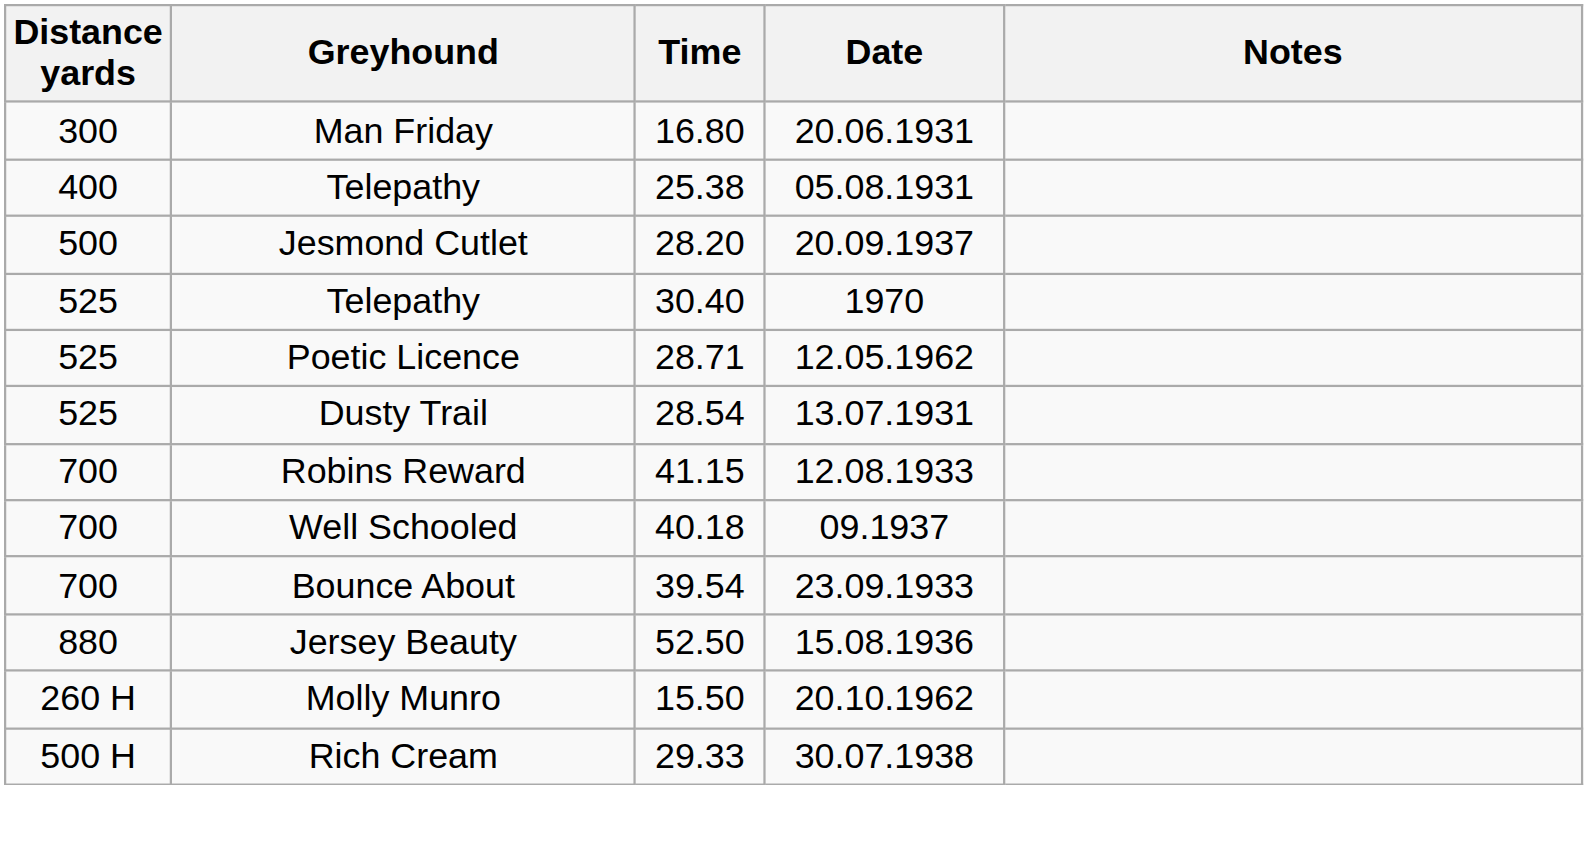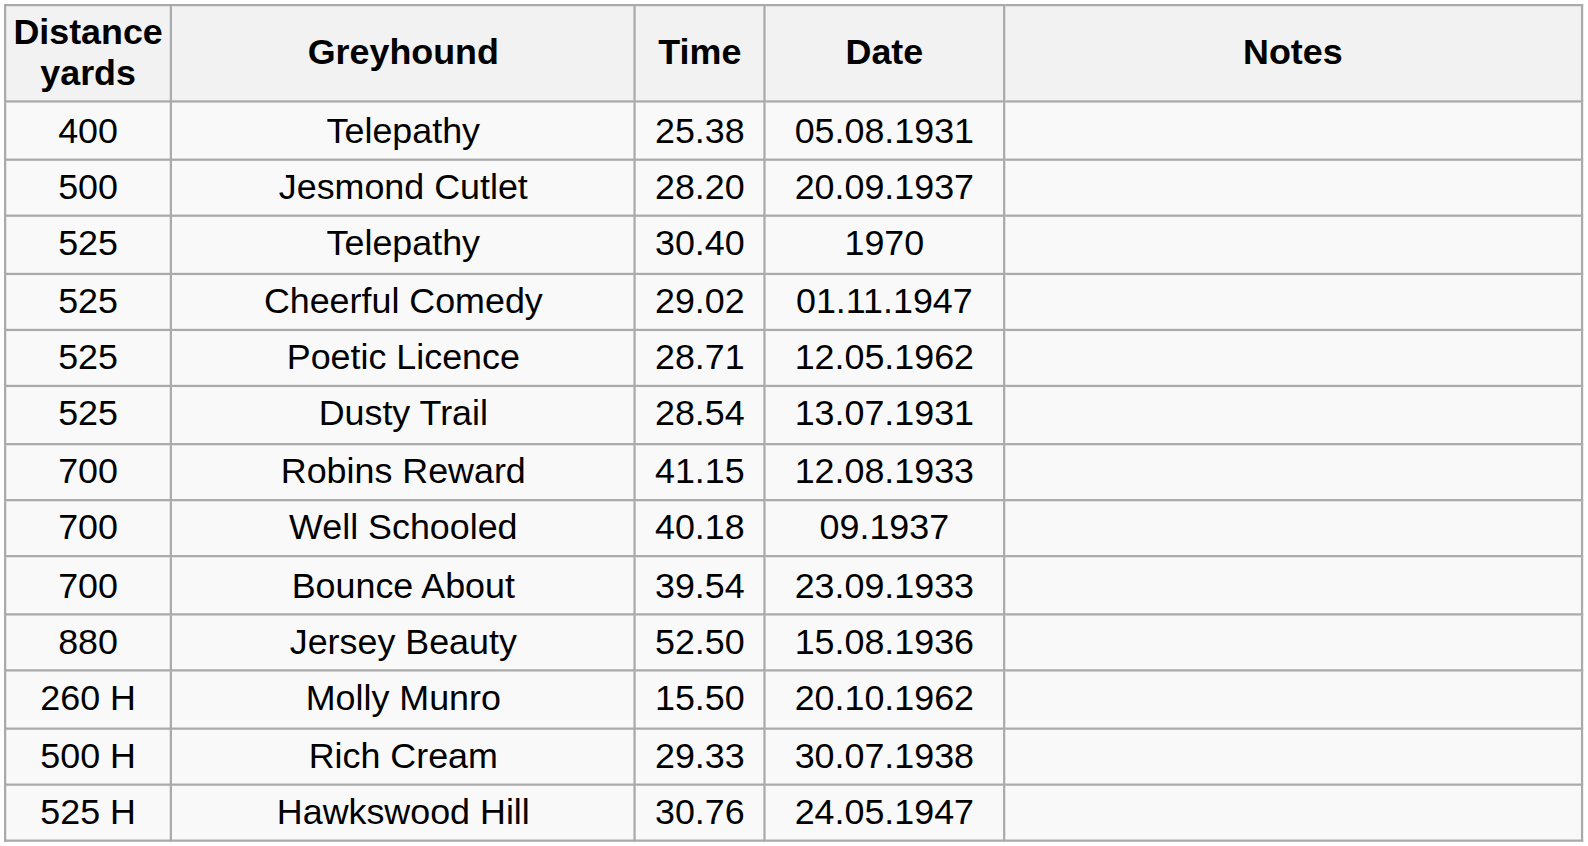- row: (403, 130)
+ row: (403, 300)
+ row: (403, 812)
